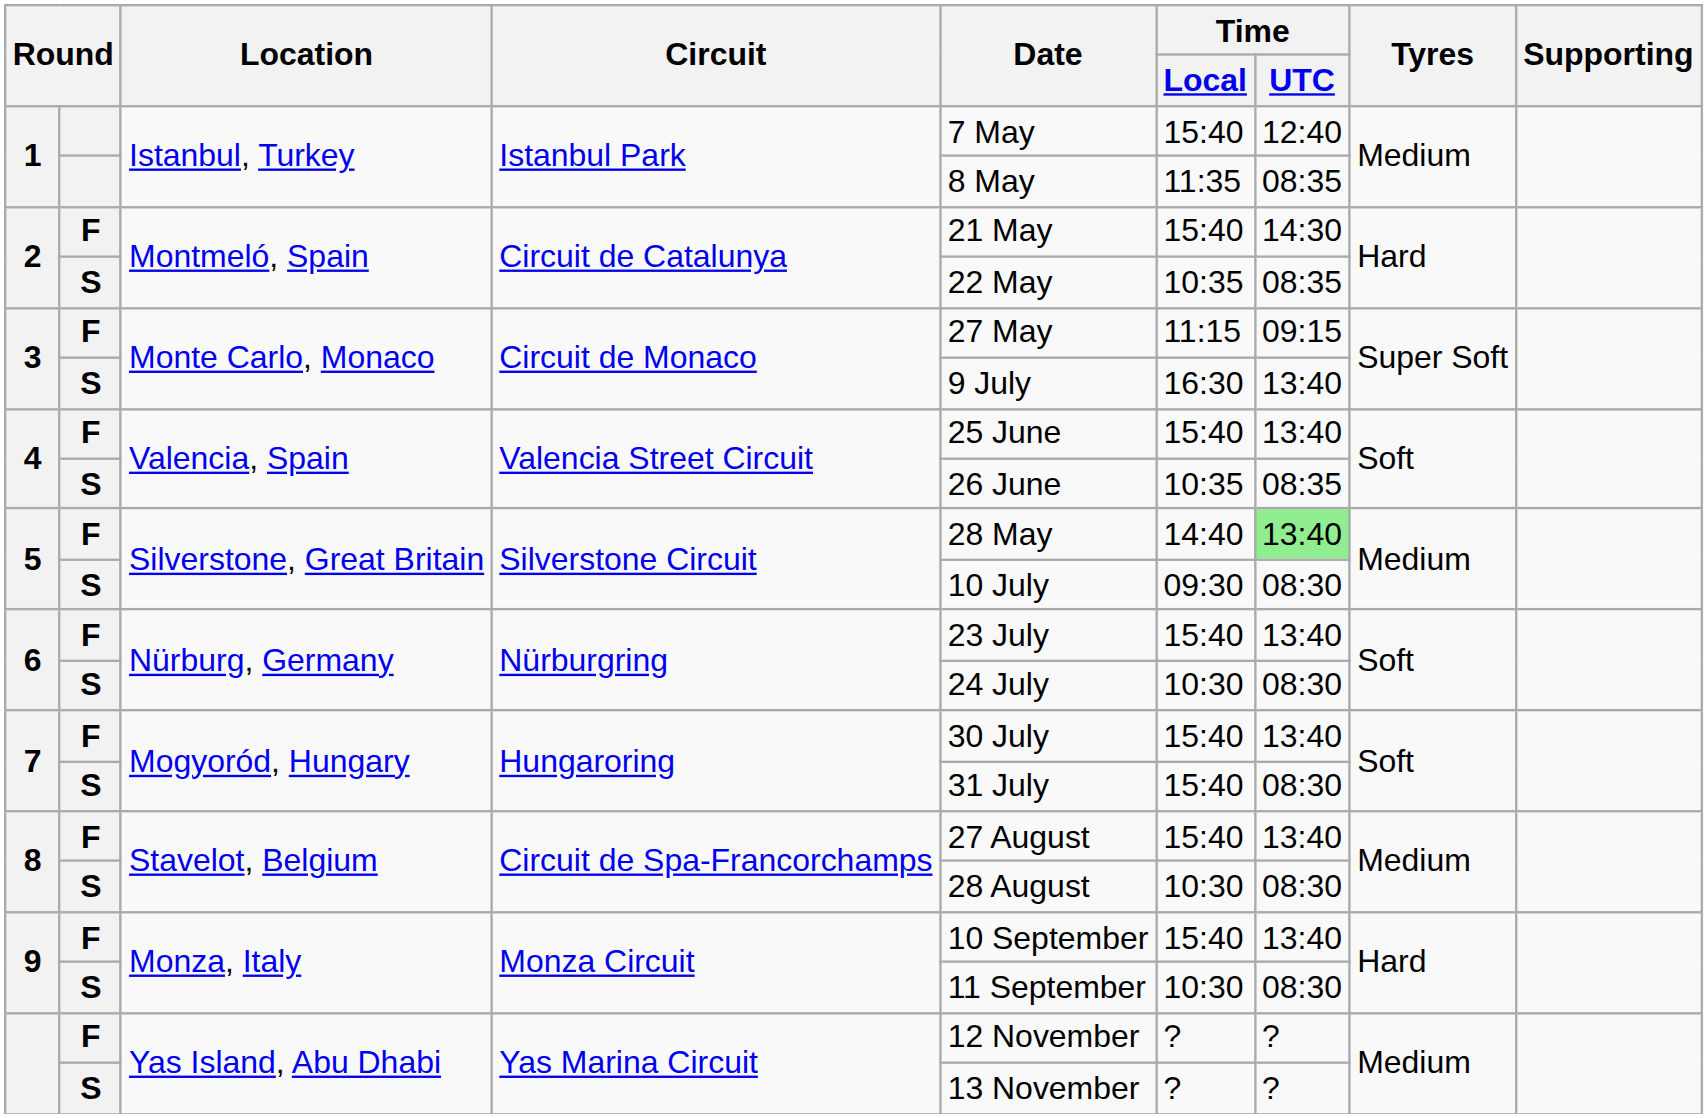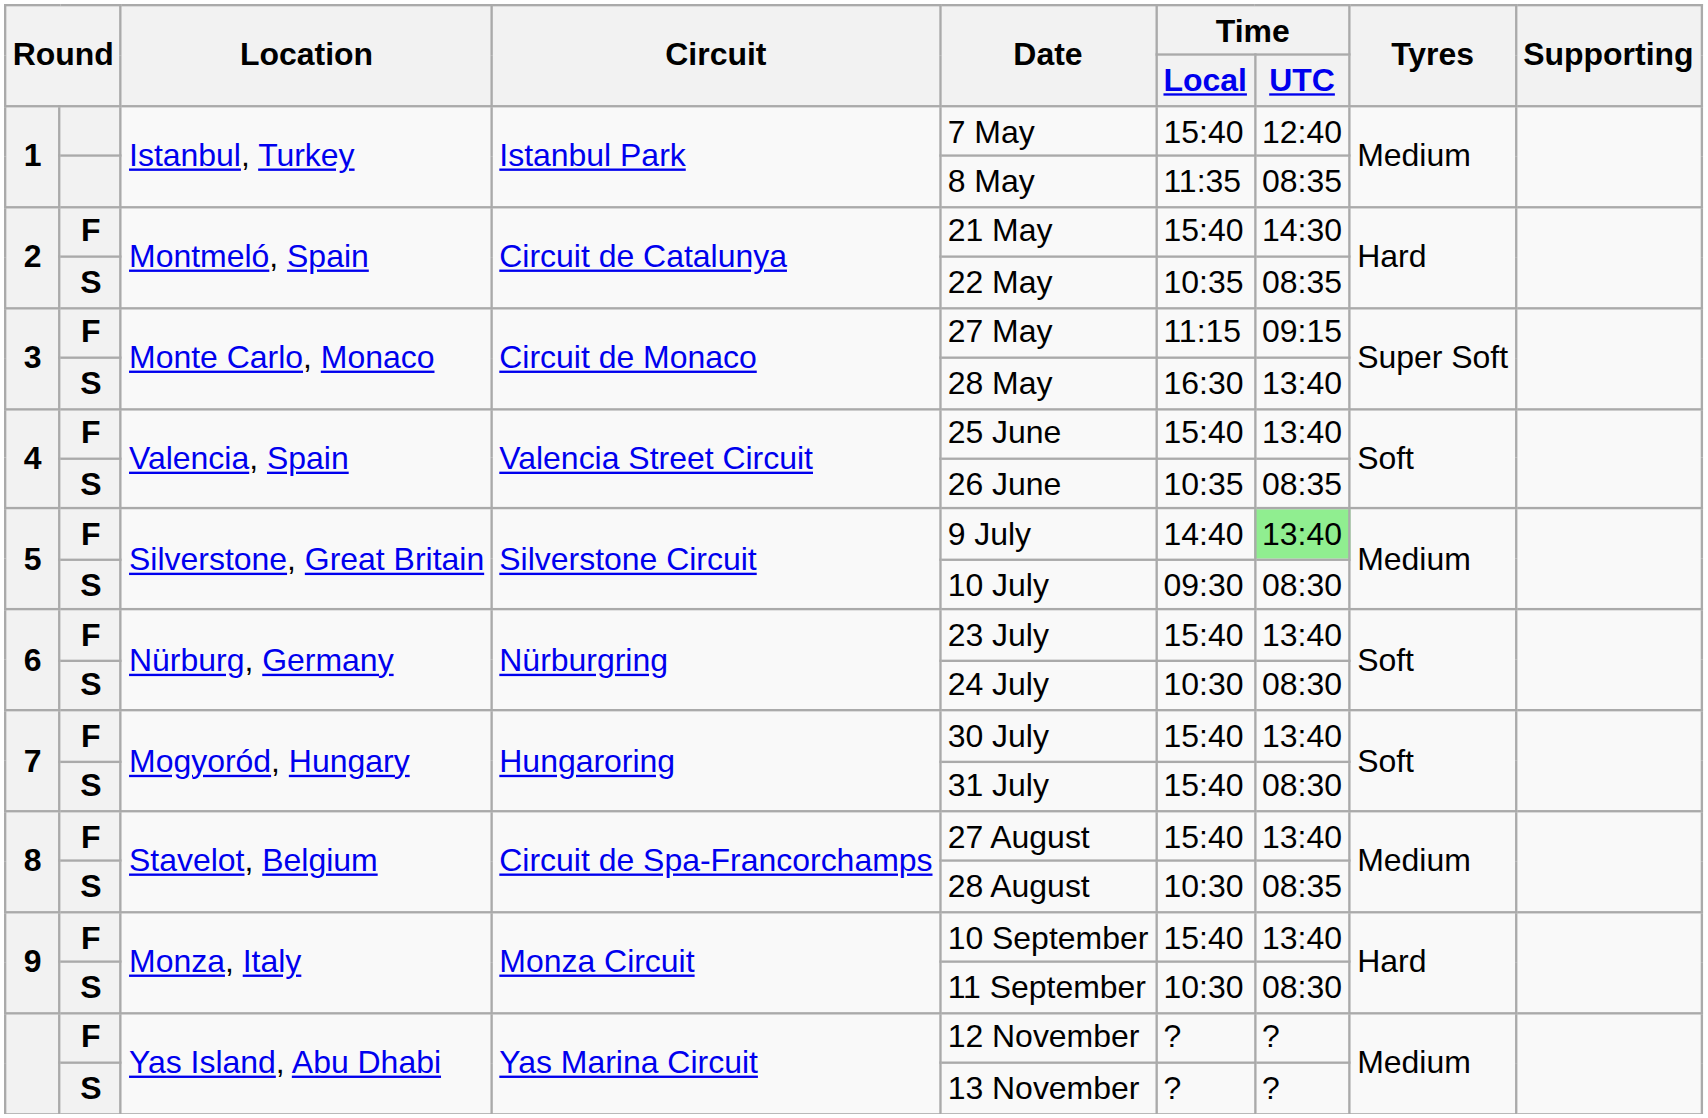(989, 383) 9 July -> (1000, 383) 28 May
(1000, 534) 28 May -> (989, 534) 9 July
(1302, 886) 08:30 -> (1302, 886) 08:35
